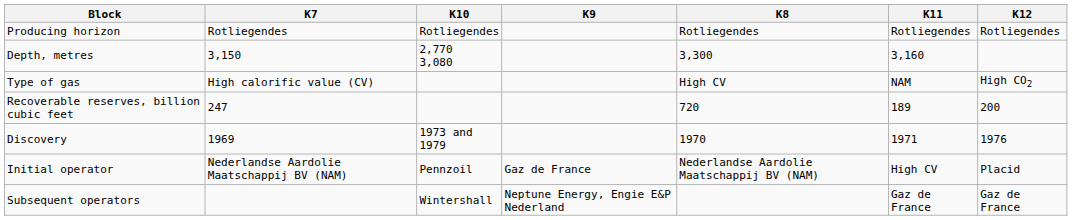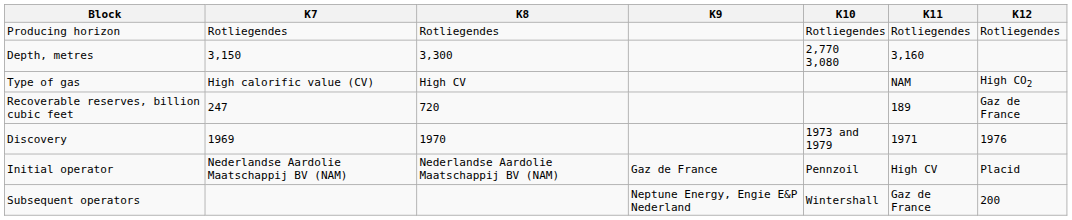columns swapped: (782, 13) <-> (459, 13)
(990, 108) 200 -> (1000, 108) Gaz de France
(1000, 200) Gaz de France -> (990, 200) 200
